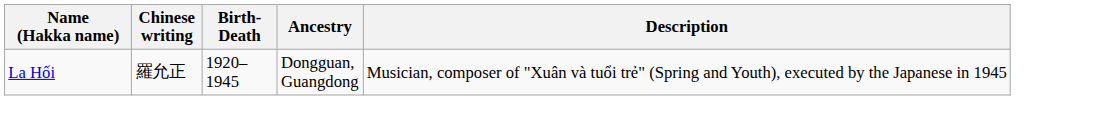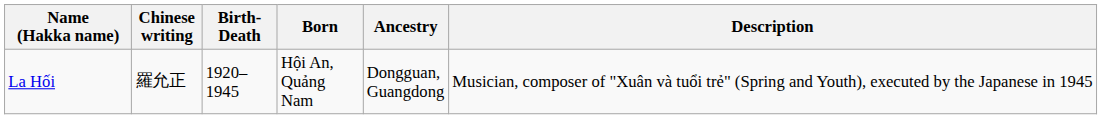+ column: (320, 27)
